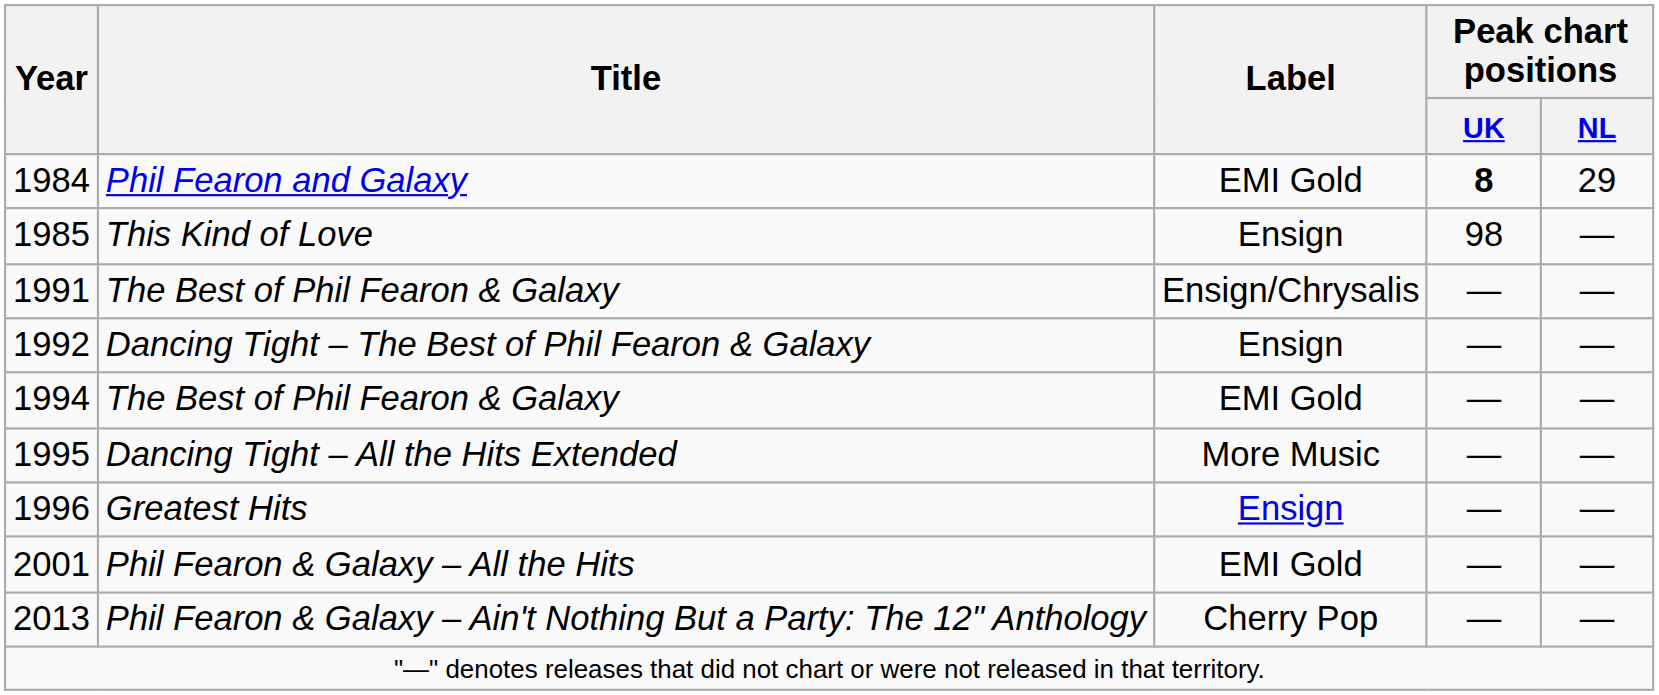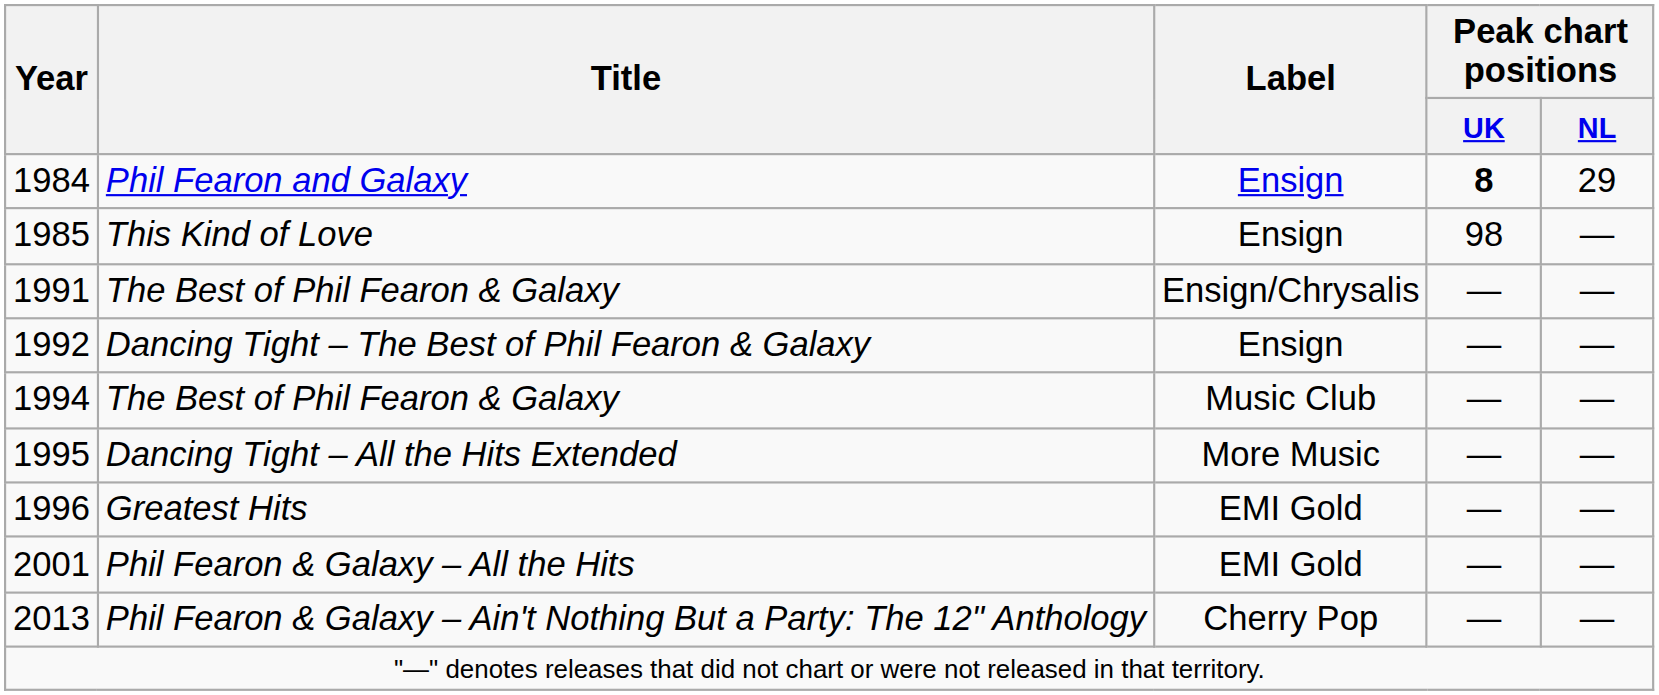(1291, 180) EMI Gold -> (1291, 180) Ensign
(1291, 399) EMI Gold -> (1291, 399) Music Club
(1291, 509) Ensign -> (1291, 509) EMI Gold
